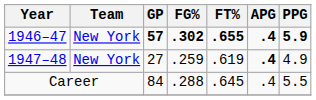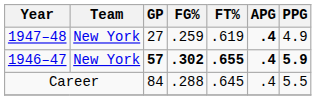rows swapped: (37, 39) <-> (37, 61)
